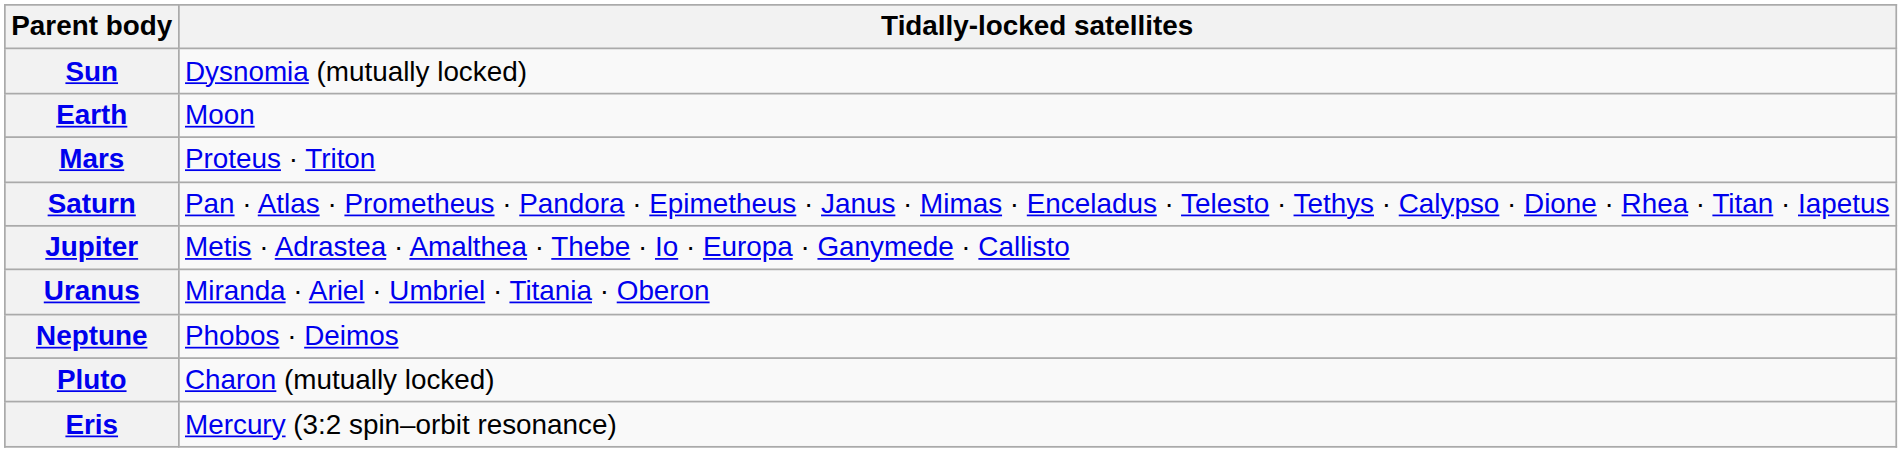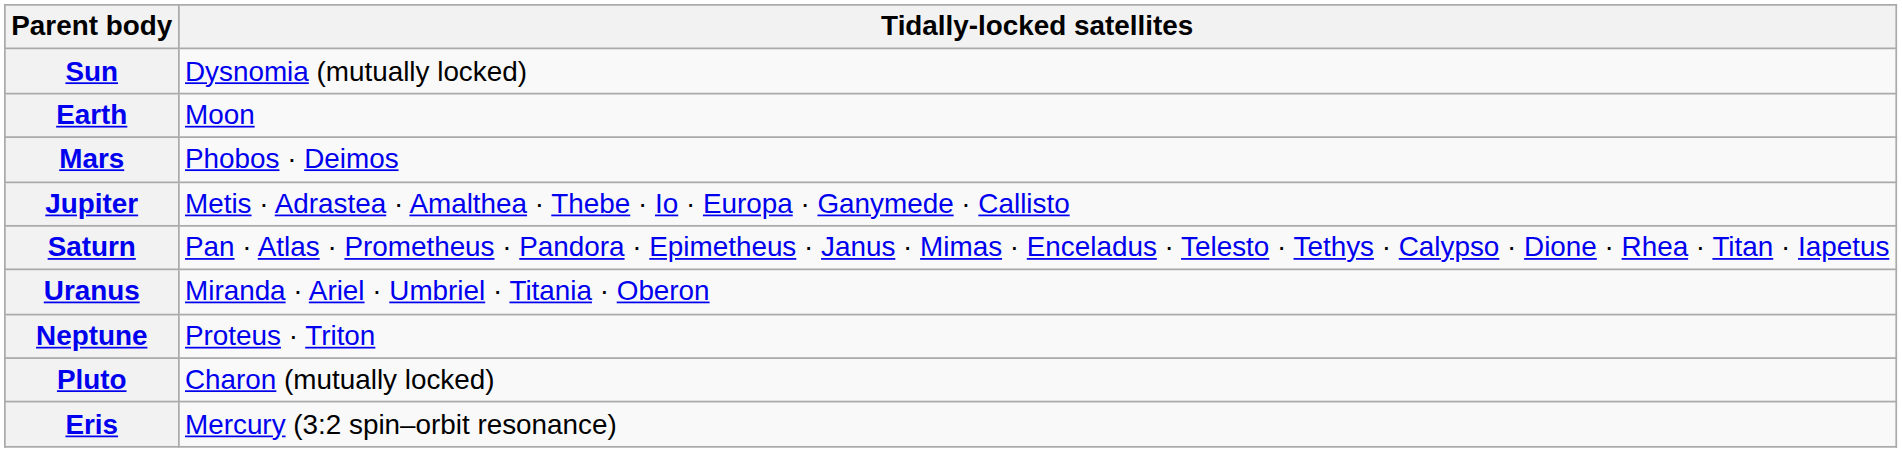(280, 159) Proteus · Triton -> (292, 159) Phobos · Deimos
rows swapped: (92, 247) <-> (92, 203)
(292, 335) Phobos · Deimos -> (280, 335) Proteus · Triton
